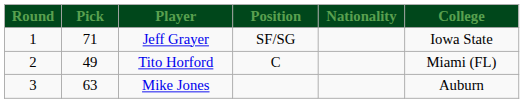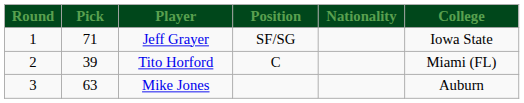(90, 62) 49 -> (90, 62) 39
